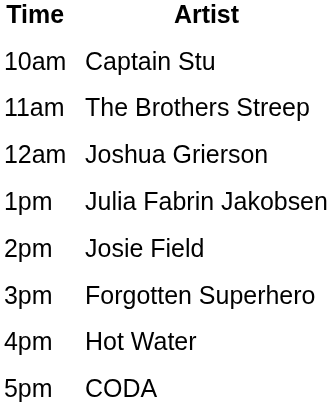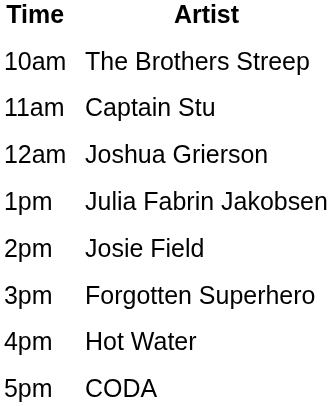(150, 61) Captain Stu -> (197, 61) The Brothers Streep
(197, 108) The Brothers Streep -> (150, 108) Captain Stu
